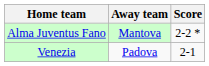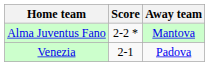columns swapped: (188, 14) <-> (140, 14)
